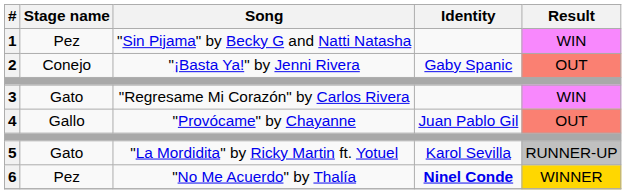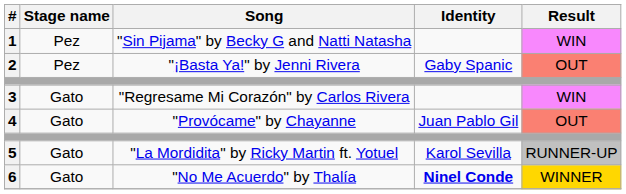(67, 65) Conejo -> (67, 65) Pez
(67, 121) Gallo -> (67, 121) Gato
(67, 176) Pez -> (67, 176) Gato
